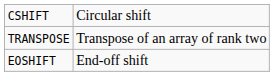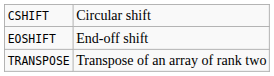rows swapped: (32, 61) <-> (39, 38)
